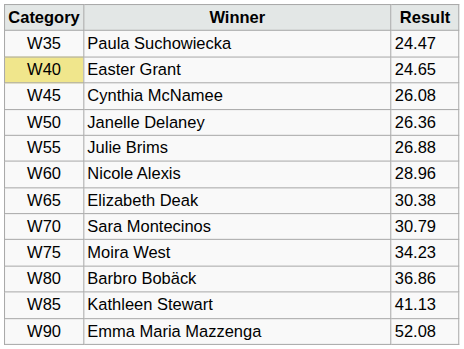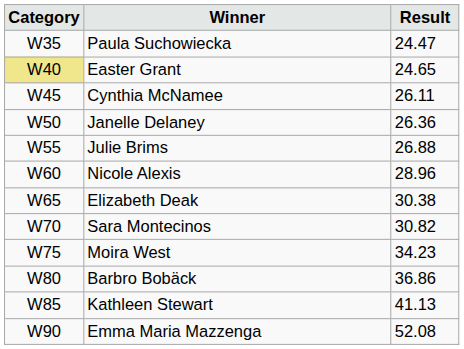(415, 95) 26.08 -> (415, 95) 26.11
(415, 226) 30.79 -> (415, 226) 30.82
